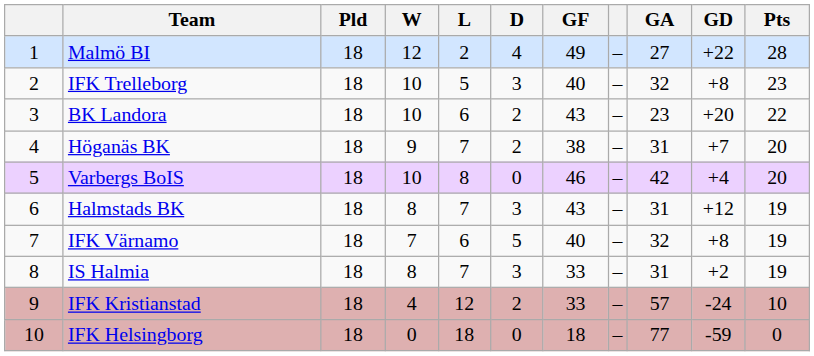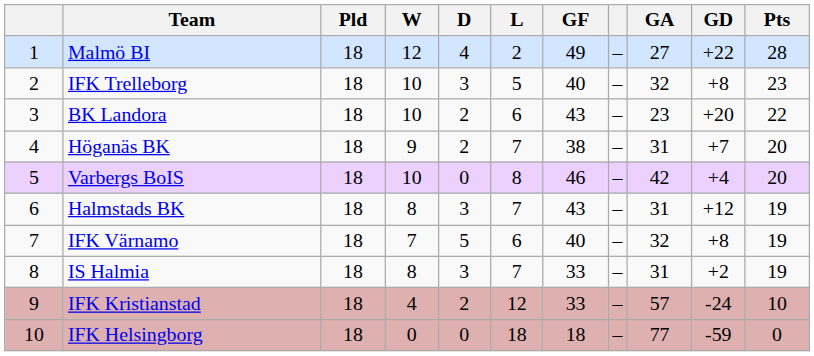columns swapped: (517, 20) <-> (464, 20)
